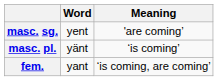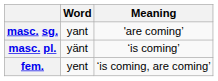(77, 31) yent -> (77, 31) yant
(77, 66) yant -> (77, 66) yent
